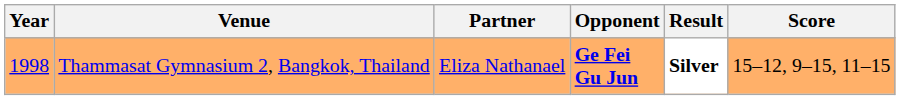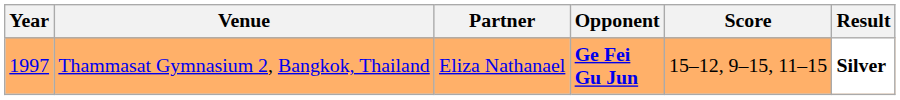columns swapped: (811, 21) <-> (696, 21)
(29, 65) 1998 -> (29, 65) 1997
